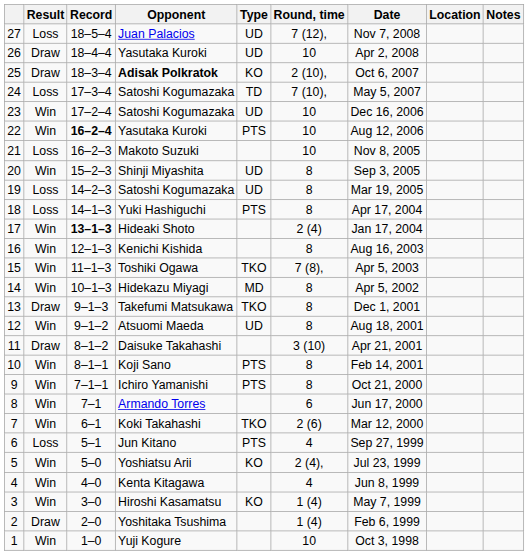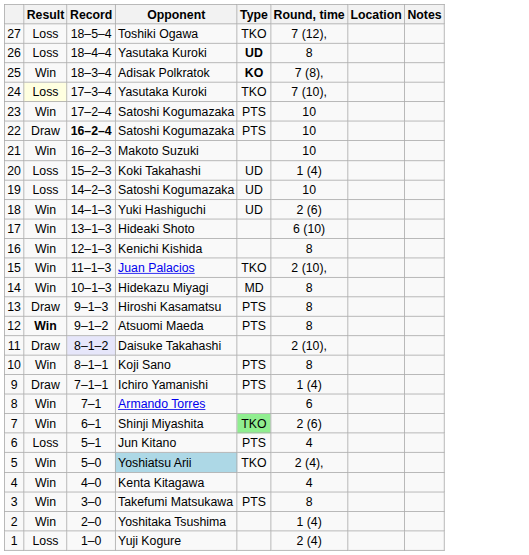- column: (387, 14)
(156, 34) Juan Palacios -> (158, 34) Toshiki Ogawa
(254, 34) UD -> (254, 34) TKO
(45, 53) Draw -> (45, 53) Loss
(254, 53) normal -> (254, 53) bold
(309, 53) 10 -> (309, 53) 8
(45, 73) Draw -> (45, 73) Win
(168, 73) bold -> (164, 73) normal
(254, 73) normal -> (254, 73) bold
(309, 73) 2 (10), -> (309, 73) 7 (8),
(45, 92) no background -> (45, 92) lightyellow background
(176, 92) Satoshi Kogumazaka -> (162, 92) Yasutaka Kuroki
(254, 92) TD -> (254, 92) TKO
(254, 112) UD -> (254, 112) PTS
(45, 131) Win -> (45, 131) Draw
(162, 131) Yasutaka Kuroki -> (176, 131) Satoshi Kogumazaka
(45, 151) Loss -> (45, 151) Win
(45, 170) Win -> (45, 170) Loss
(161, 170) Shinji Miyashita -> (159, 170) Koki Takahashi
(309, 170) 8 -> (309, 170) 1 (4)
(309, 190) 8 -> (309, 190) 10
(45, 209) Loss -> (45, 209) Win
(254, 209) PTS -> (254, 209) UD
(309, 209) 8 -> (309, 209) 2 (6)
(91, 229) bold -> (91, 229) normal
(309, 229) 2 (4) -> (309, 229) 6 (10)
(158, 268) Toshiki Ogawa -> (156, 268) Juan Palacios
(309, 268) 7 (8), -> (309, 268) 2 (10),
(176, 307) Takefumi Matsukawa -> (170, 307) Hiroshi Kasamatsu
(254, 307) TKO -> (254, 307) PTS
(45, 326) normal -> (45, 326) bold
(254, 326) UD -> (254, 326) PTS
(91, 346) no background -> (91, 346) lavender background
(309, 346) 3 (10) -> (309, 346) 2 (10),
(45, 385) Win -> (45, 385) Draw
(309, 385) 8 -> (309, 385) 1 (4)
(159, 424) Koki Takahashi -> (161, 424) Shinji Miyashita
(254, 424) no background -> (254, 424) lightgreen background
(155, 463) no background -> (155, 463) lightblue background
(254, 463) KO -> (254, 463) TKO
(170, 502) Hiroshi Kasamatsu -> (176, 502) Takefumi Matsukawa
(254, 502) KO -> (254, 502) PTS
(309, 502) 1 (4) -> (309, 502) 8
(45, 521) Draw -> (45, 521) Win
(45, 541) Win -> (45, 541) Loss
(309, 541) 10 -> (309, 541) 2 (4)
